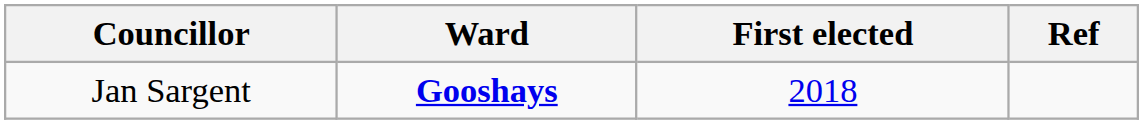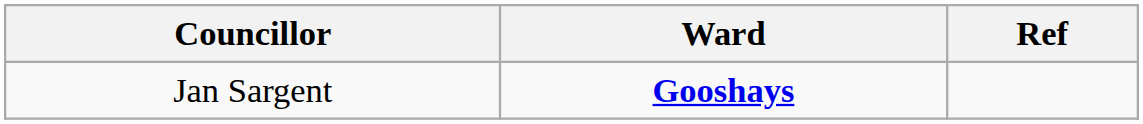- column: (823, 33)
